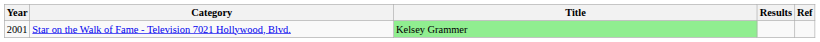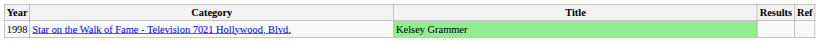(17, 29) 2001 -> (17, 29) 1998
